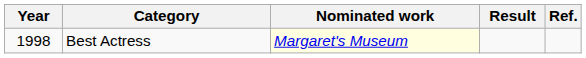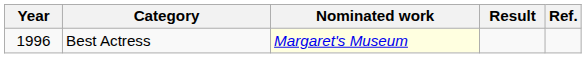(34, 40) 1998 -> (34, 40) 1996
